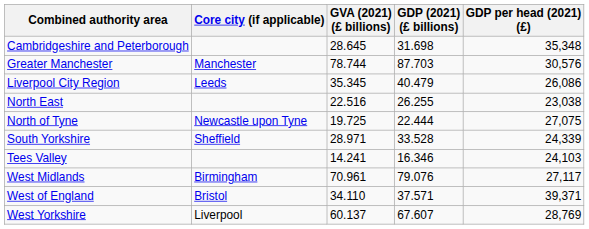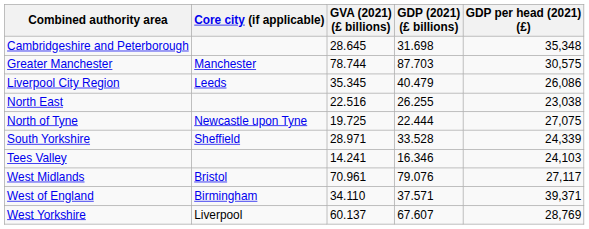(563, 64) 30,576 -> (563, 64) 30,575
(226, 177) Birmingham -> (211, 177) Bristol
(211, 196) Bristol -> (226, 196) Birmingham
